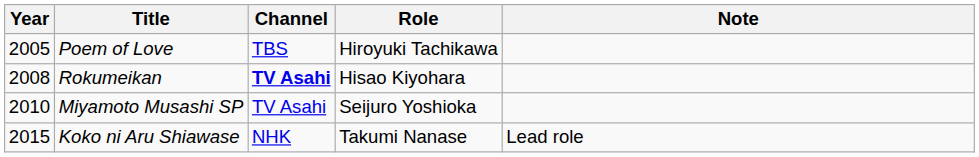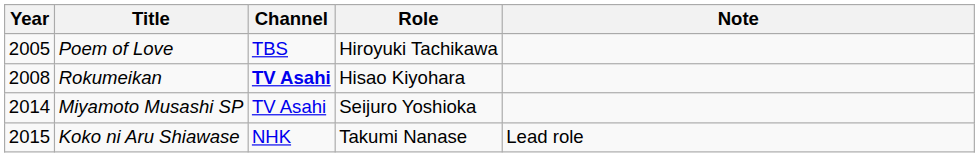(30, 107) 2010 -> (30, 107) 2014
